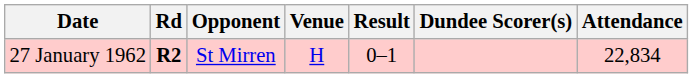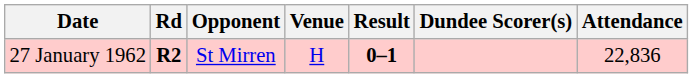(382, 55) normal -> (382, 55) bold
(632, 55) 22,834 -> (632, 55) 22,836
